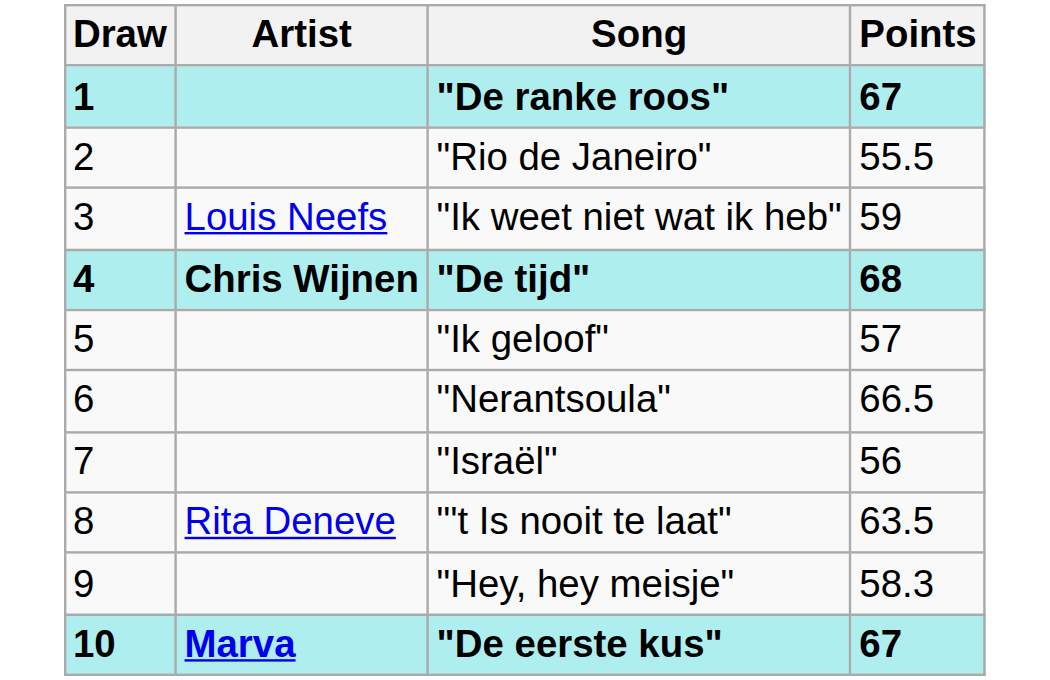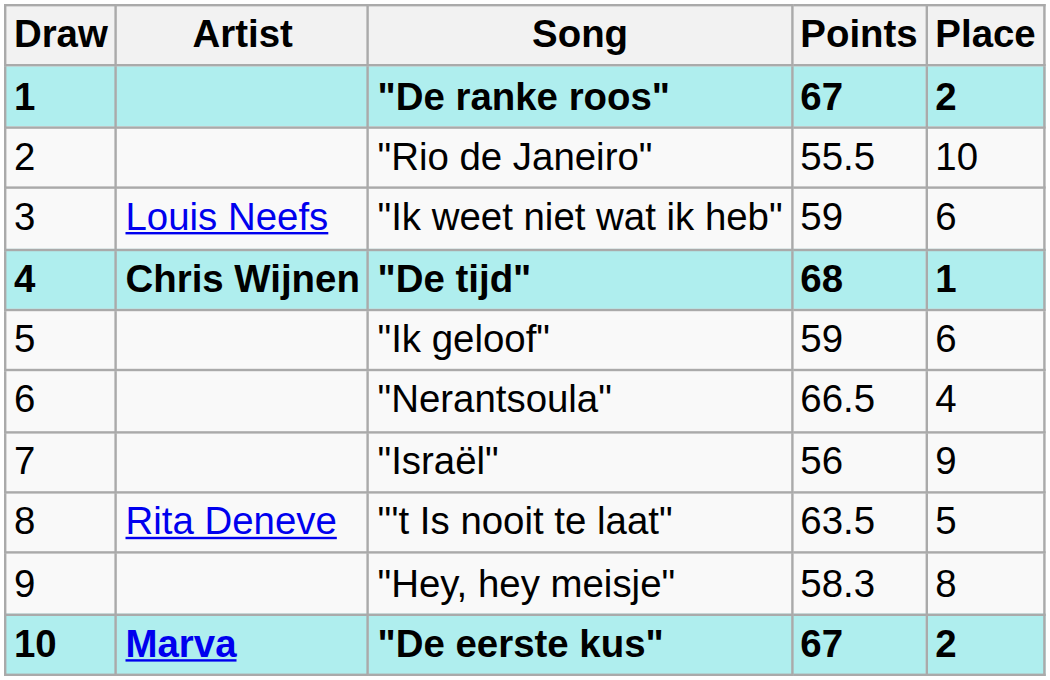+ column: (986, 34)
(881, 339) 57 -> (822, 339) 59
